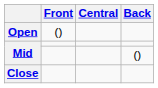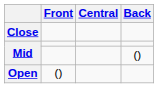rows swapped: (23, 73) <-> (23, 31)
